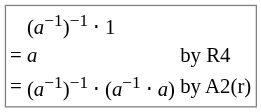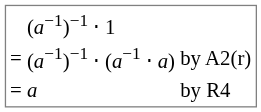rows swapped: (101, 87) <-> (32, 55)
